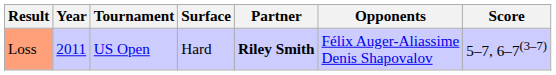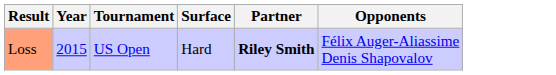- column: (507, 16)
(71, 49) 2011 -> (72, 49) 2015
